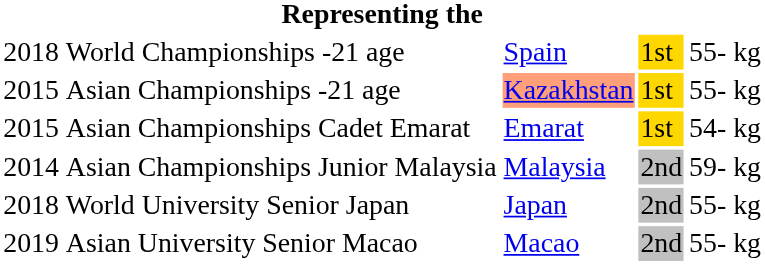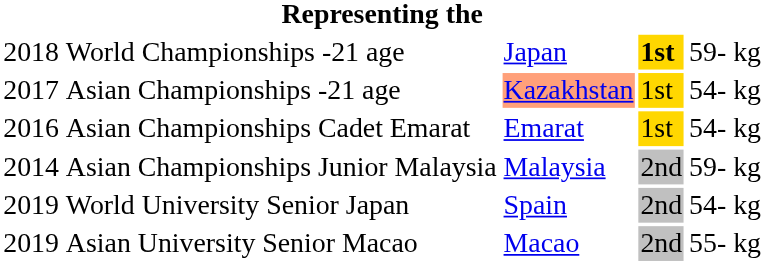(535, 51) Spain -> (535, 51) Japan
(657, 51) normal -> (657, 51) bold
(725, 51) 55- kg -> (725, 51) 59- kg
(31, 90) 2015 -> (31, 90) 2017
(725, 90) 55- kg -> (725, 90) 54- kg
(31, 128) 2015 -> (31, 128) 2016
(31, 204) 2018 -> (31, 204) 2019
(535, 204) Japan -> (535, 204) Spain
(725, 204) 55- kg -> (725, 204) 54- kg
